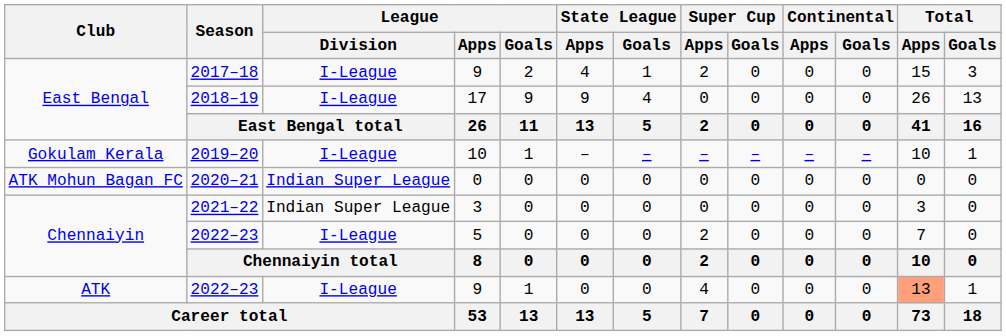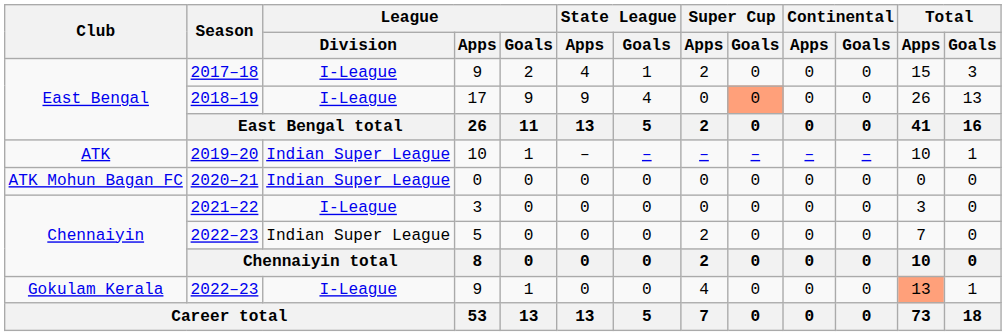(755, 99) no background -> (755, 99) lightsalmon background
(96, 154) Gokulam Kerala -> (96, 154) ATK
(358, 154) I-League -> (358, 154) Indian Super League
(358, 208) Indian Super League -> (358, 208) I-League
(358, 235) I-League -> (358, 235) Indian Super League
(96, 289) ATK -> (96, 289) Gokulam Kerala
